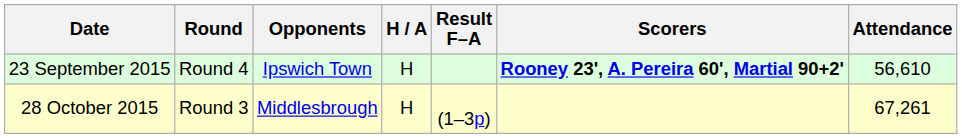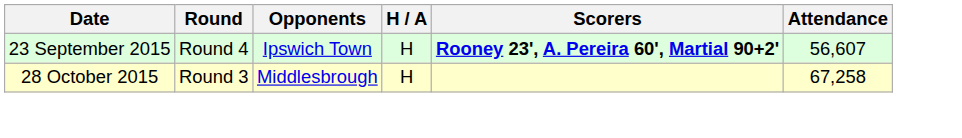- column: (464, 29)
(903, 68) 56,610 -> (838, 48) 56,607
(903, 108) 67,261 -> (838, 77) 67,258
